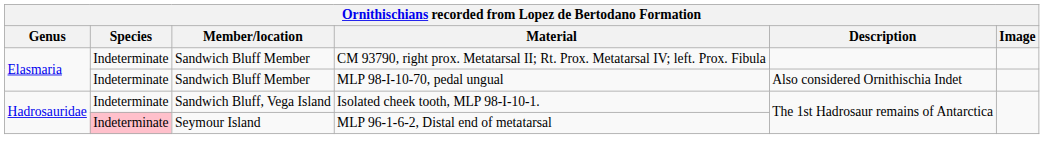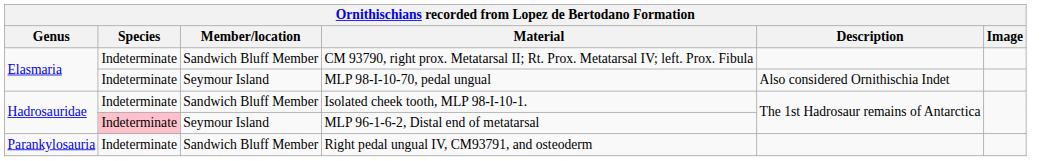(242, 79) Sandwich Bluff Member -> (226, 79) Seymour Island
(253, 101) Sandwich Bluff, Vega Island -> (251, 101) Sandwich Bluff Member
+ row: (458, 144)
